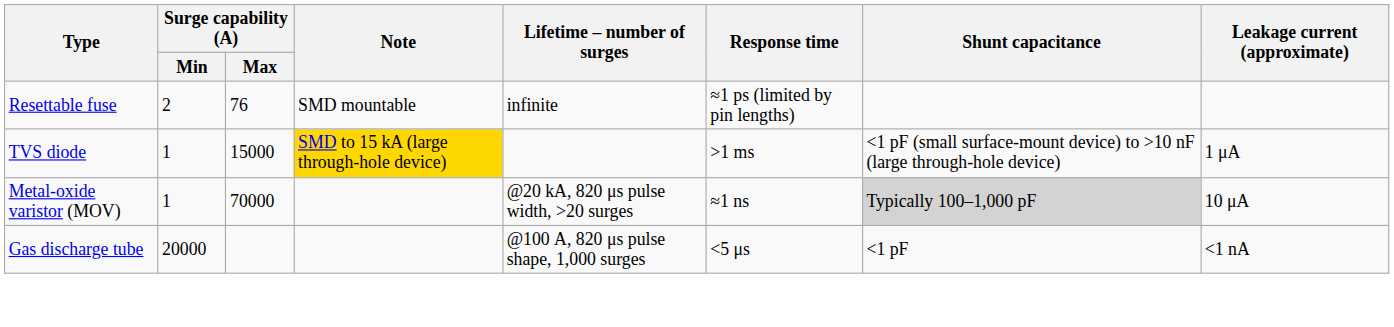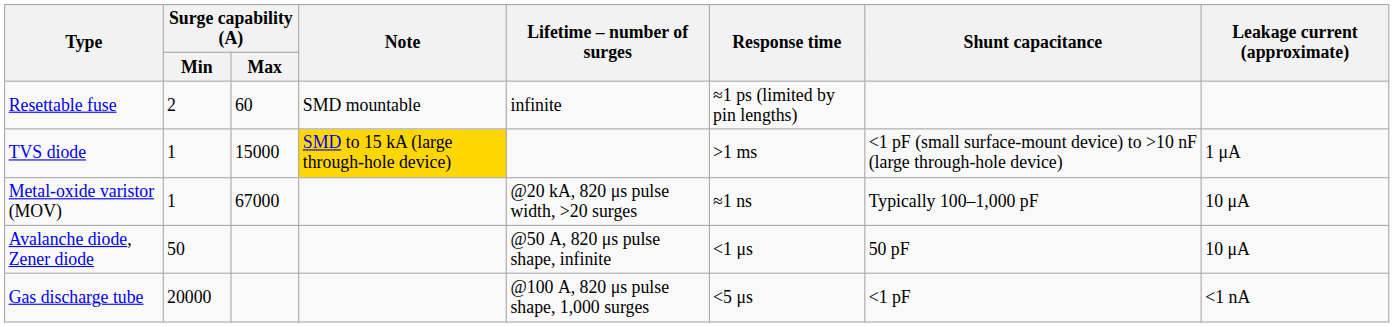(239, 104) 76 -> (244, 104) 60
(252, 201) 70000 -> (257, 201) 67000
(951, 201) lightgrey background -> (954, 201) no background
+ row: (70, 249)
